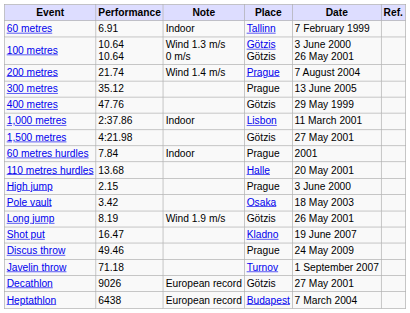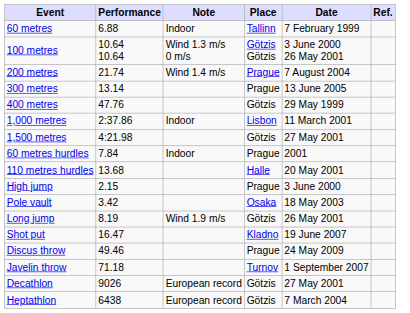(108, 28) 6.91 -> (108, 28) 6.88
(111, 89) 35.12 -> (111, 89) 13.14
(268, 300) Budapest -> (261, 300) Götzis
